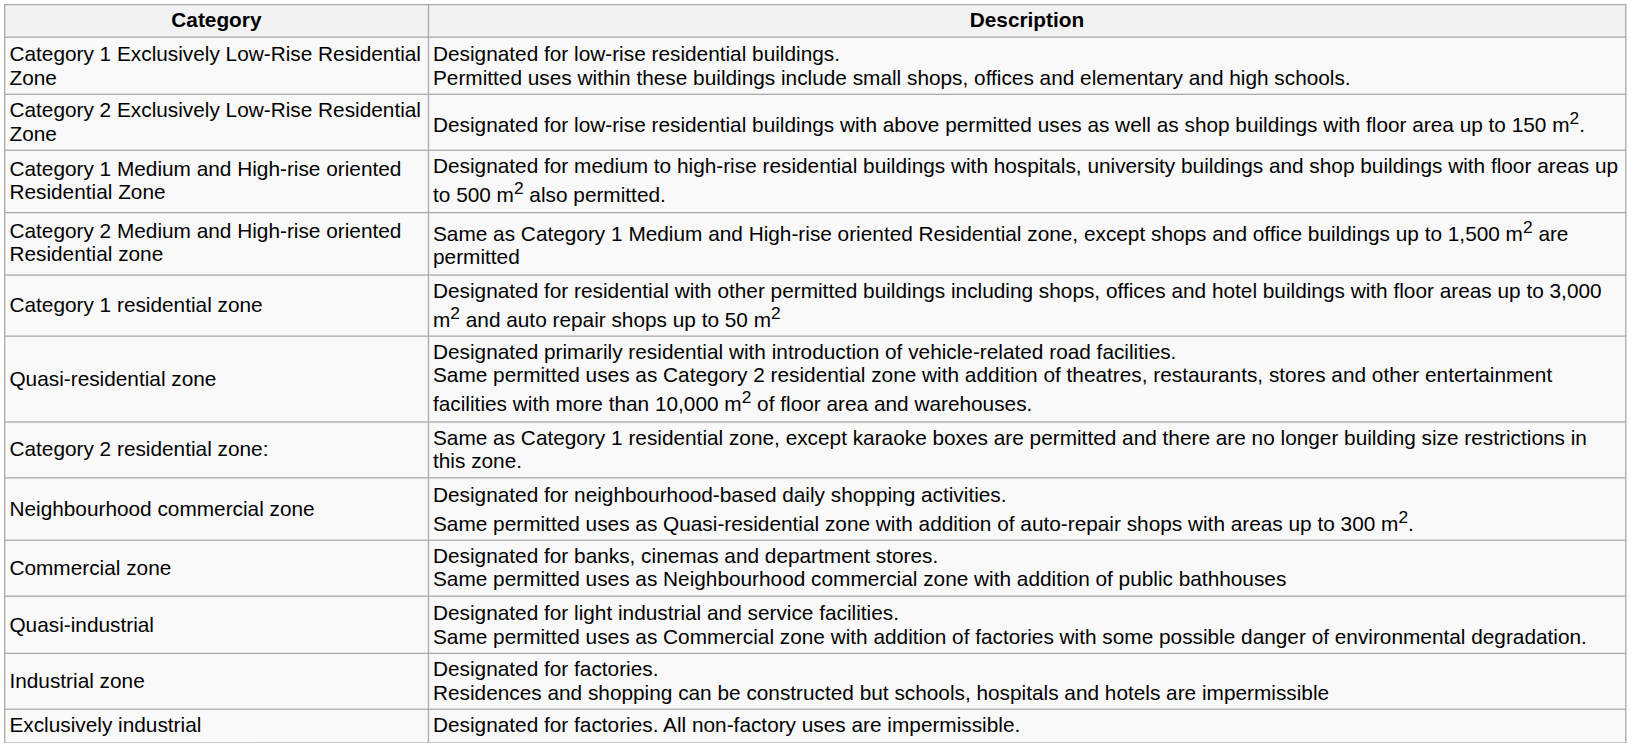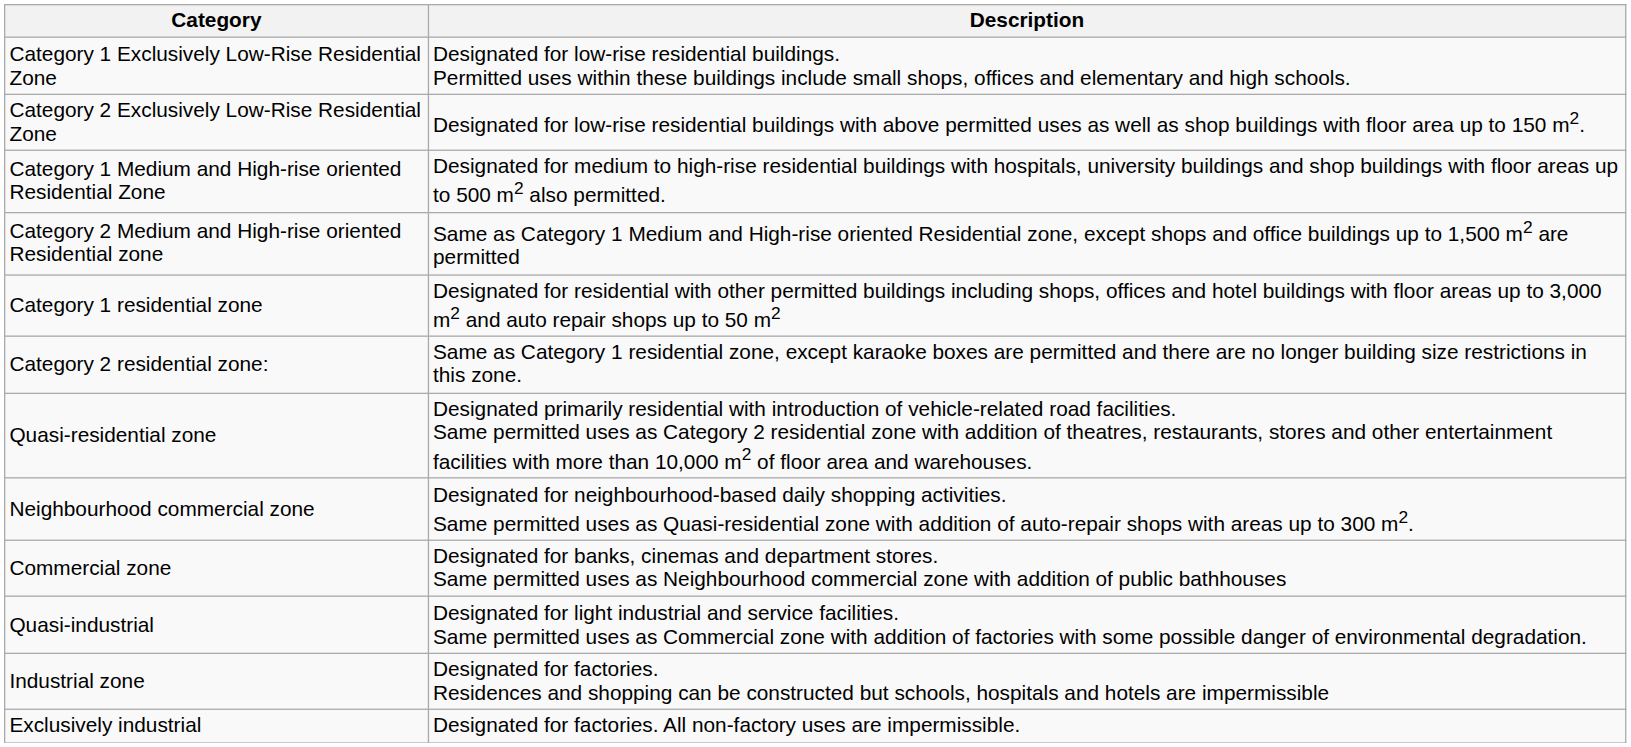rows swapped: (139, 449) <-> (113, 379)
